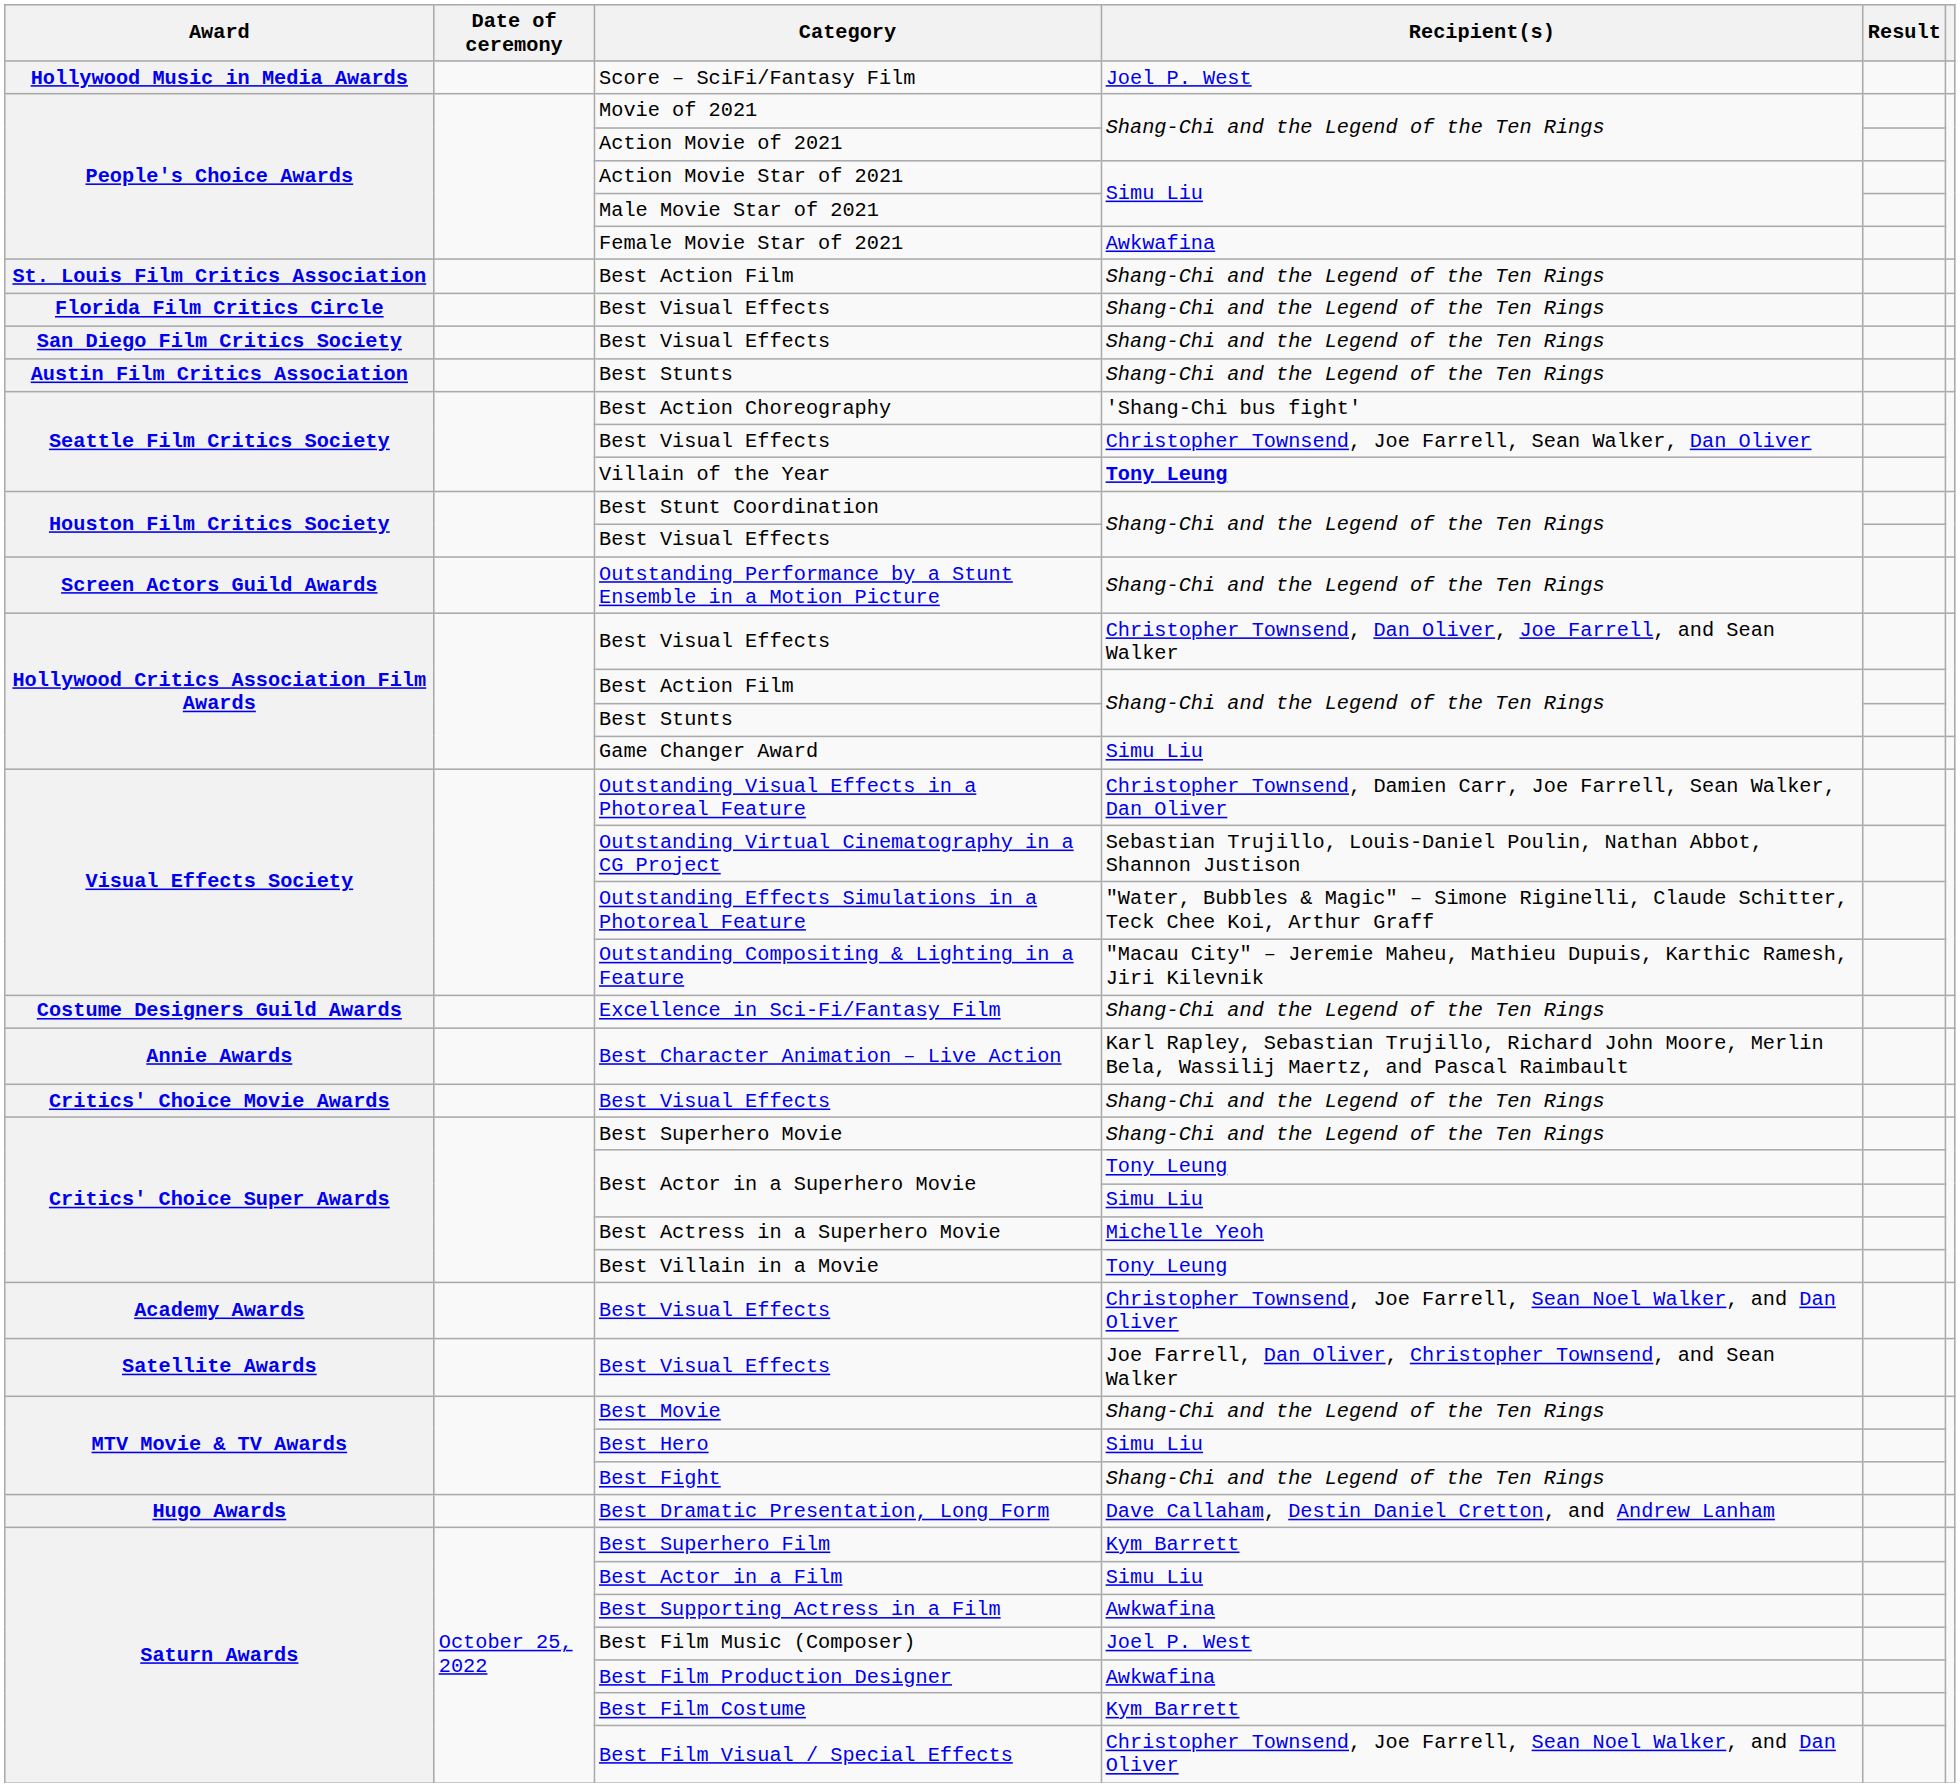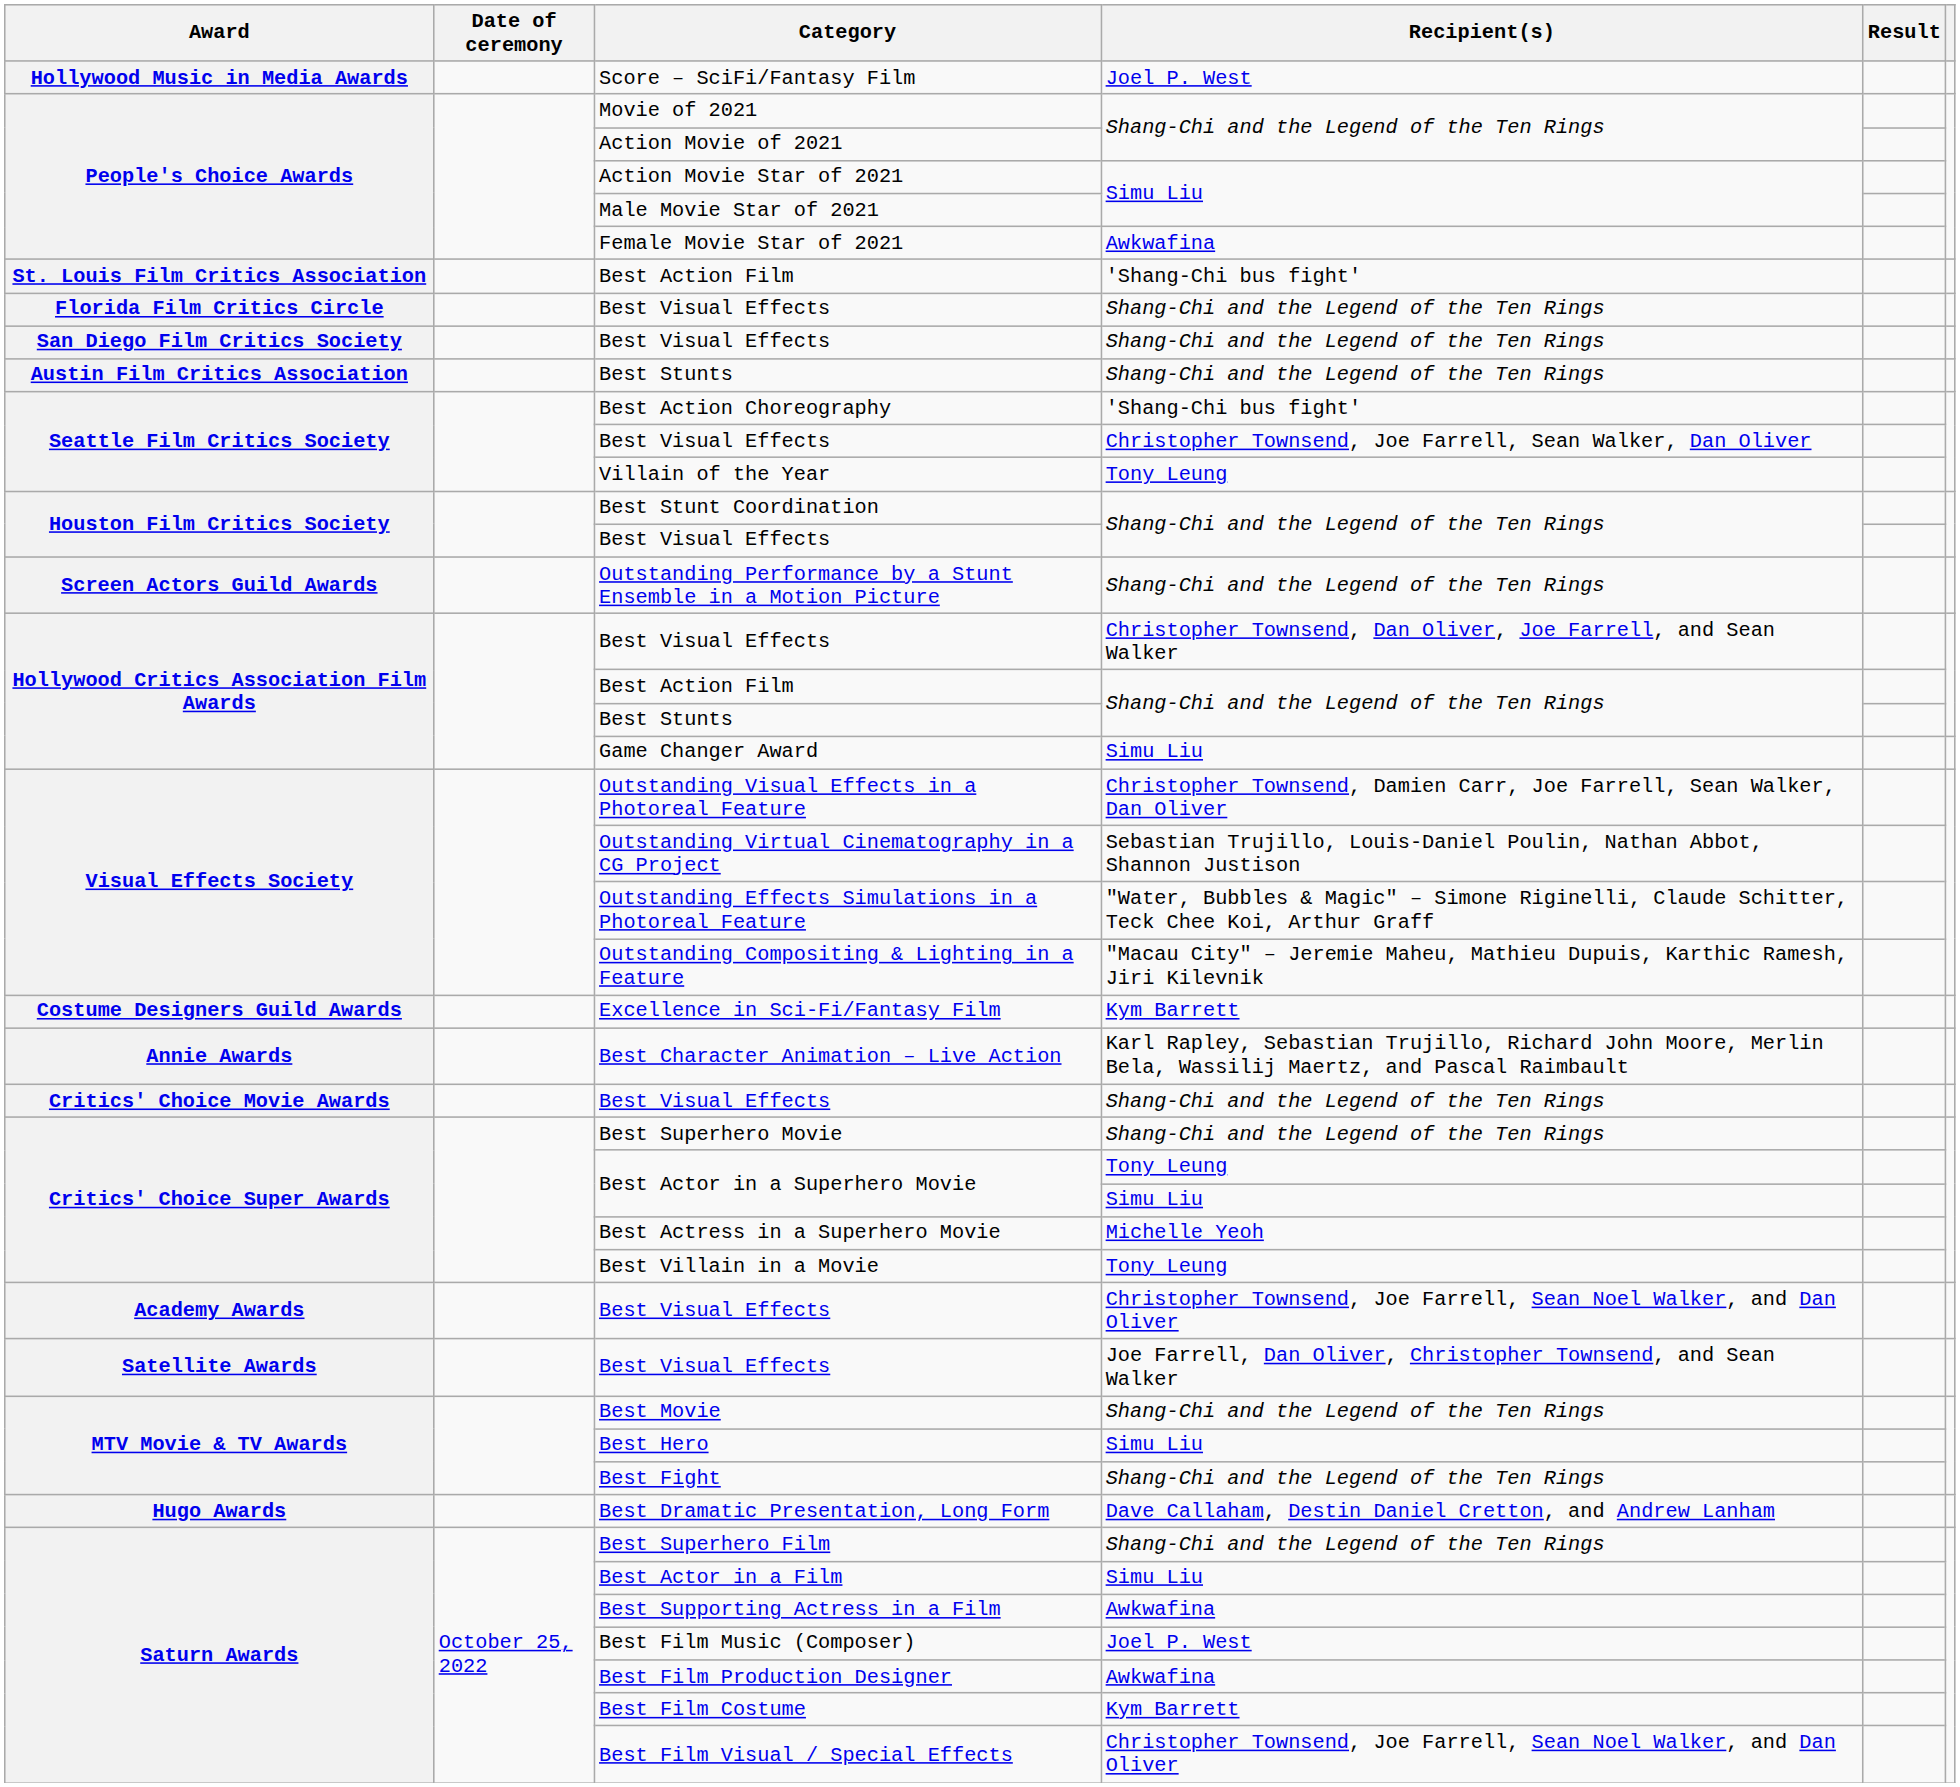(1355, 276) Shang-Chi and the Legend of the Ten Rings -> (1233, 276) 'Shang-Chi bus fight'
(1166, 474) bold -> (1166, 474) normal
(1355, 1011) Shang-Chi and the Legend of the Ten Rings -> (1173, 1011) Kym Barrett
(1173, 1544) Kym Barrett -> (1355, 1544) Shang-Chi and the Legend of the Ten Rings
